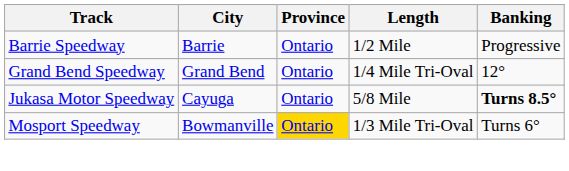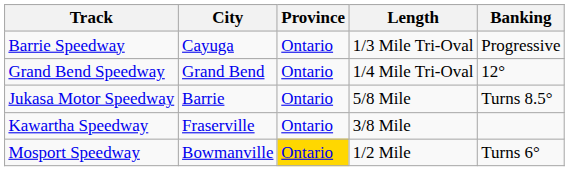(203, 44) Barrie -> (208, 44) Cayuga
(382, 44) 1/2 Mile -> (413, 44) 1/3 Mile Tri-Oval
(208, 98) Cayuga -> (203, 98) Barrie
(519, 98) bold -> (517, 98) normal
+ row: (78, 125)
(413, 125) 1/3 Mile Tri-Oval -> (382, 152) 1/2 Mile
